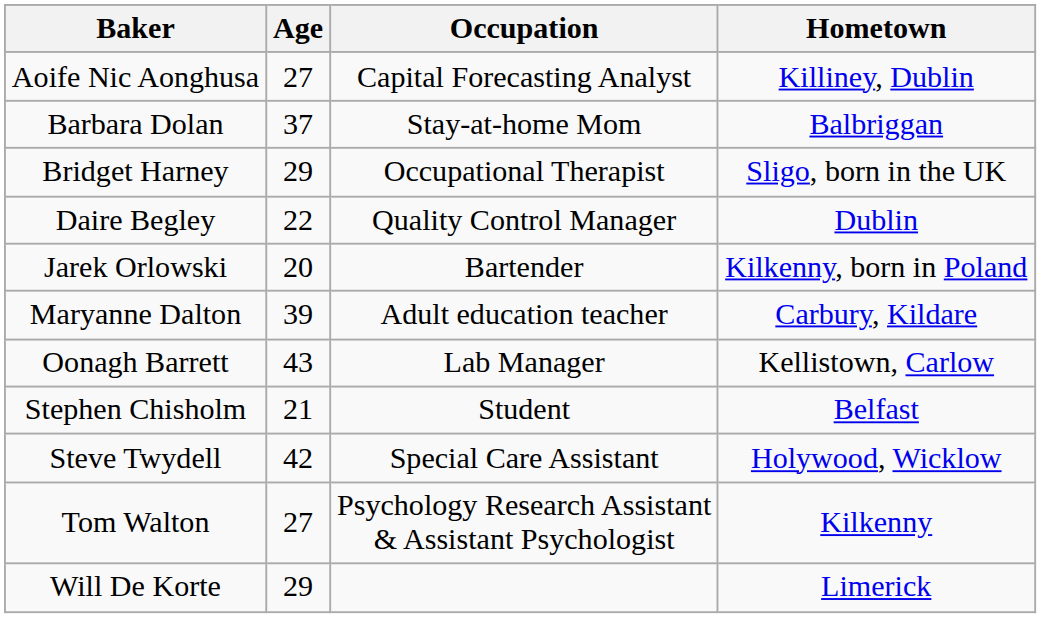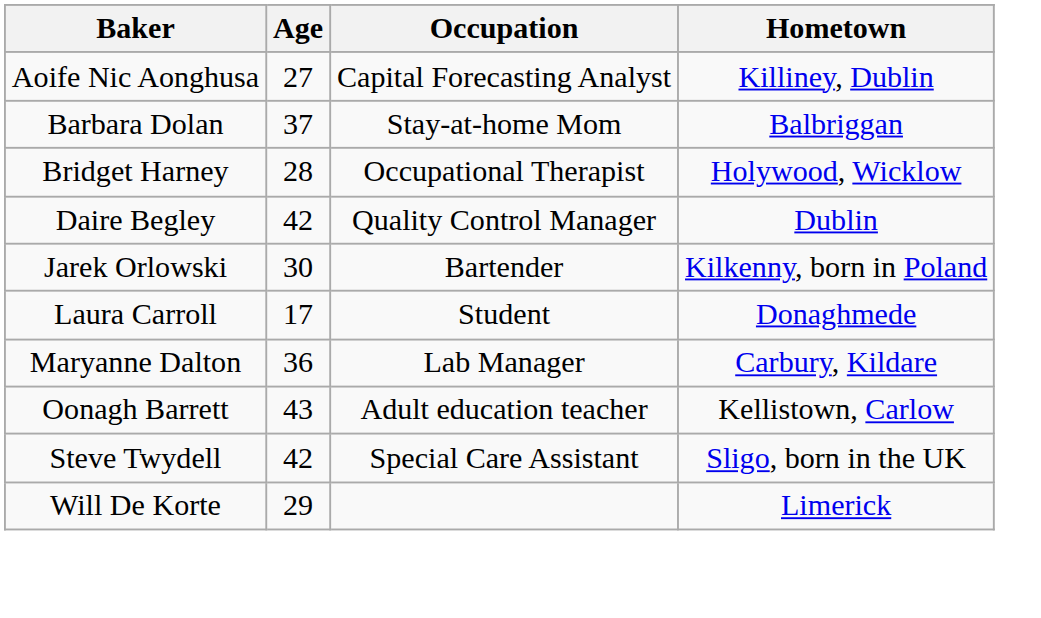(298, 171) 29 -> (298, 171) 28
(876, 171) Sligo, born in the UK -> (836, 171) Holywood, Wicklow
(298, 219) 22 -> (298, 219) 42
(298, 266) 20 -> (298, 266) 30
+ row: (136, 314)
(298, 314) 39 -> (298, 362) 36
(524, 314) Adult education teacher -> (504, 362) Lab Manager
(524, 362) Lab Manager -> (504, 409) Adult education teacher
- row: (136, 409)
(876, 457) Holywood, Wicklow -> (836, 457) Sligo, born in the UK
- row: (136, 522)
